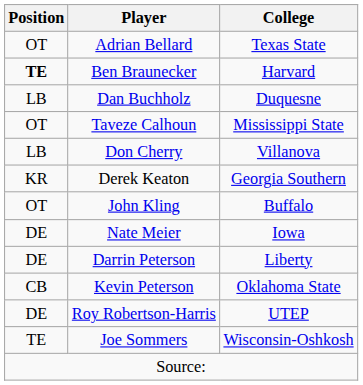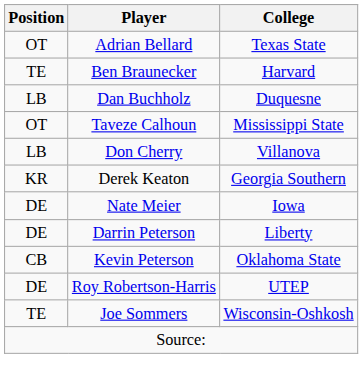(36, 71) bold -> (36, 71) normal
- row: (144, 205)
